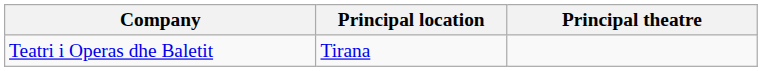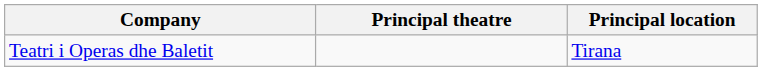columns swapped: (632, 19) <-> (411, 19)
